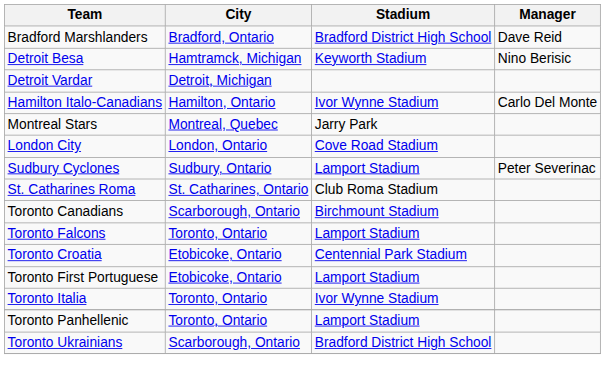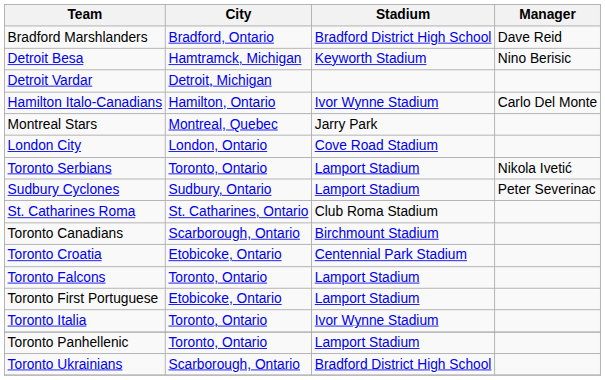+ row: (60, 168)
rows swapped: (55, 255) <-> (57, 233)
